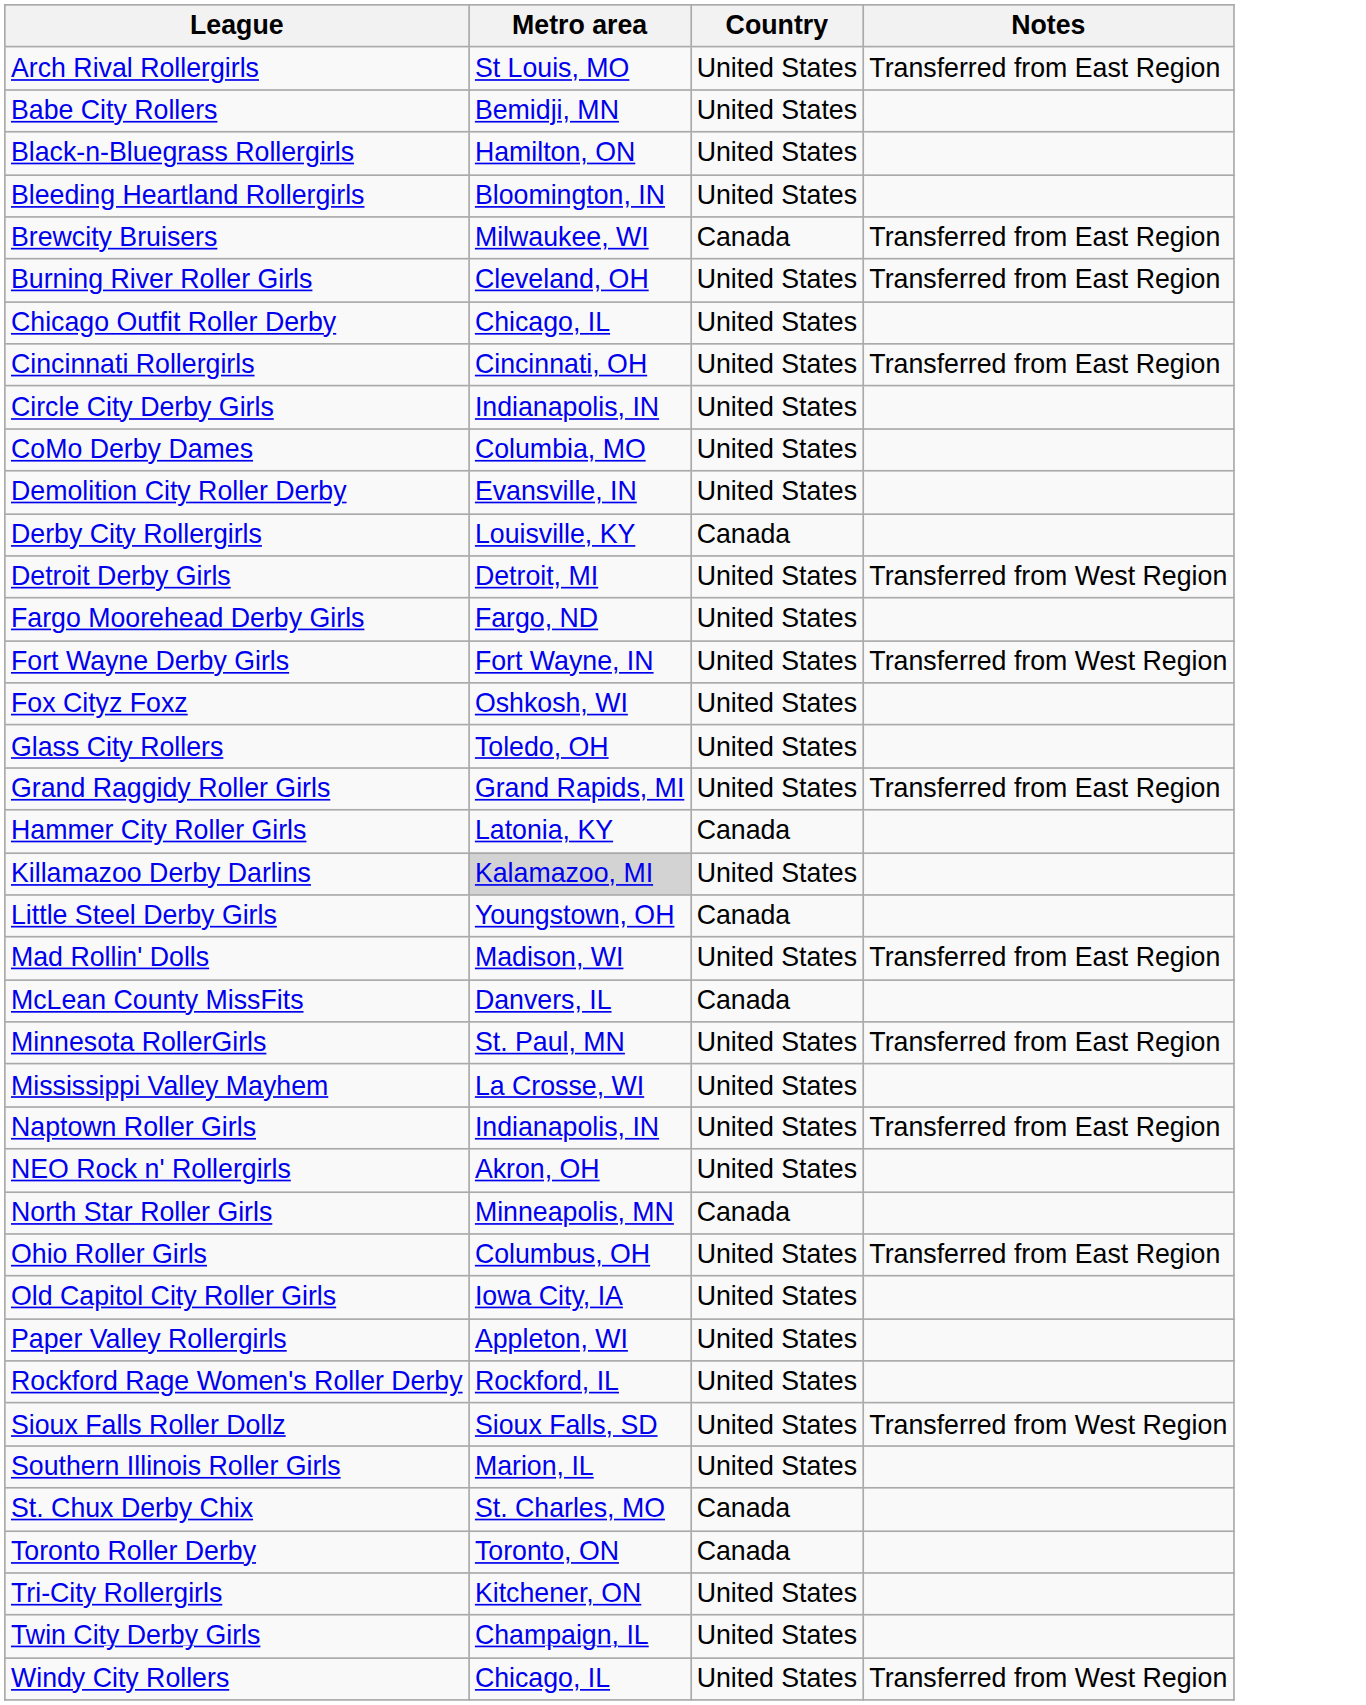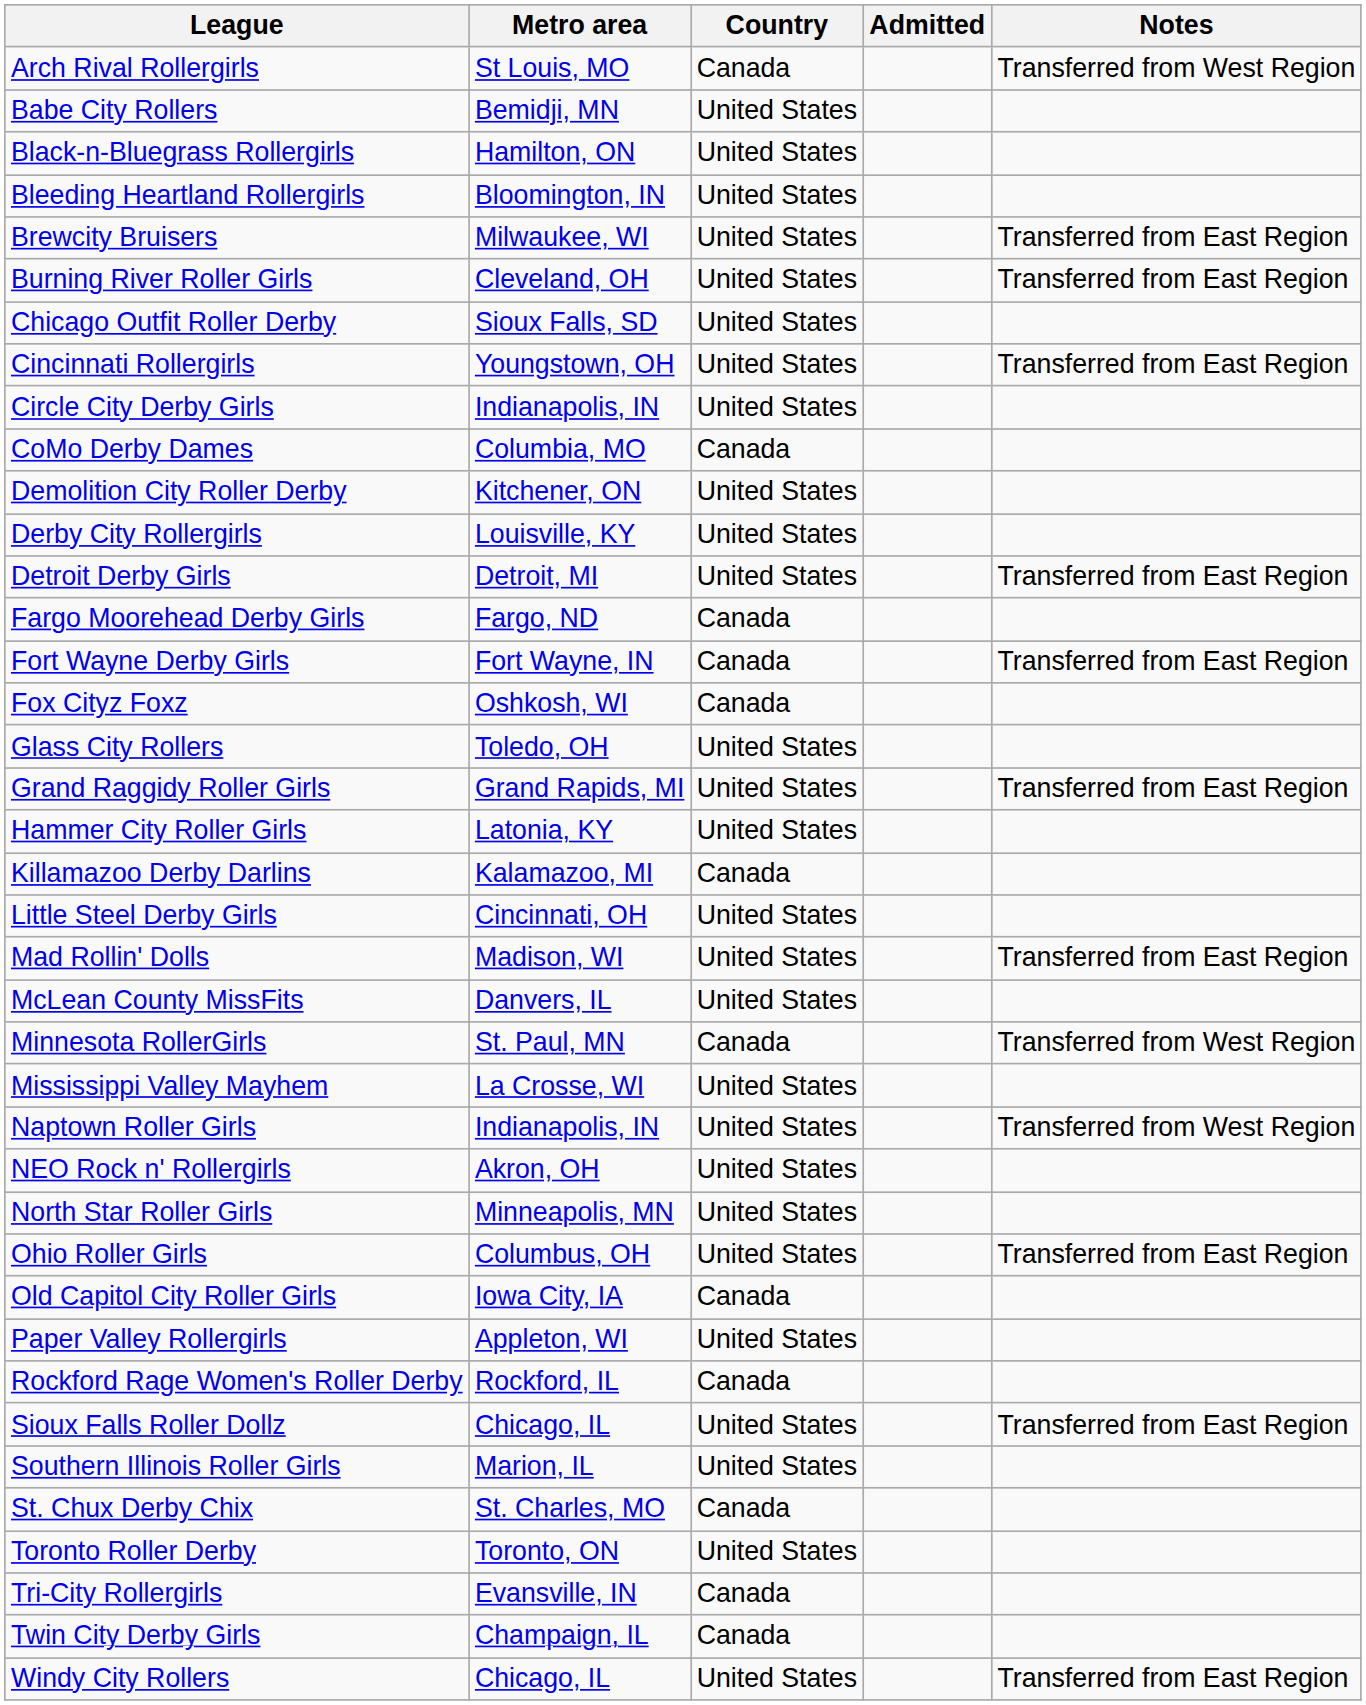+ column: (927, 25)
(777, 68) United States -> (743, 68) Canada
(1045, 68) Transferred from East Region -> (1176, 68) Transferred from West Region
(743, 237) Canada -> (777, 237) United States
(542, 322) Chicago, IL -> (566, 322) Sioux Falls, SD
(561, 364) Cincinnati, OH -> (575, 364) Youngstown, OH
(777, 449) United States -> (743, 449) Canada
(556, 491) Evansville, IN -> (558, 491) Kitchener, ON
(743, 534) Canada -> (777, 534) United States
(1048, 576) Transferred from West Region -> (1173, 576) Transferred from East Region
(777, 618) United States -> (743, 618) Canada
(777, 661) United States -> (743, 661) Canada
(1048, 661) Transferred from West Region -> (1173, 661) Transferred from East Region
(777, 703) United States -> (743, 703) Canada
(743, 830) Canada -> (777, 830) United States
(564, 873) lightgrey background -> (564, 873) no background
(777, 873) United States -> (743, 873) Canada
(575, 915) Youngstown, OH -> (561, 915) Cincinnati, OH
(743, 915) Canada -> (777, 915) United States
(743, 1000) Canada -> (777, 1000) United States
(777, 1042) United States -> (743, 1042) Canada
(1045, 1042) Transferred from East Region -> (1176, 1042) Transferred from West Region
(1045, 1127) Transferred from East Region -> (1176, 1127) Transferred from West Region
(743, 1212) Canada -> (777, 1212) United States
(777, 1296) United States -> (743, 1296) Canada
(777, 1381) United States -> (743, 1381) Canada
(566, 1424) Sioux Falls, SD -> (542, 1424) Chicago, IL
(1048, 1424) Transferred from West Region -> (1173, 1424) Transferred from East Region
(743, 1551) Canada -> (777, 1551) United States
(558, 1593) Kitchener, ON -> (556, 1593) Evansville, IN
(777, 1593) United States -> (743, 1593) Canada
(777, 1635) United States -> (743, 1635) Canada
(1048, 1678) Transferred from West Region -> (1173, 1678) Transferred from East Region
